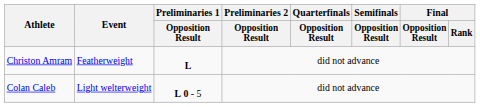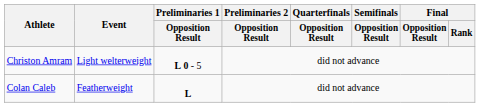(105, 61) Featherweight -> (114, 61) Light welterweight
(188, 66) L -> (188, 66) L 0 - 5
(114, 88) Light welterweight -> (105, 88) Featherweight
(188, 94) L 0 - 5 -> (188, 94) L
